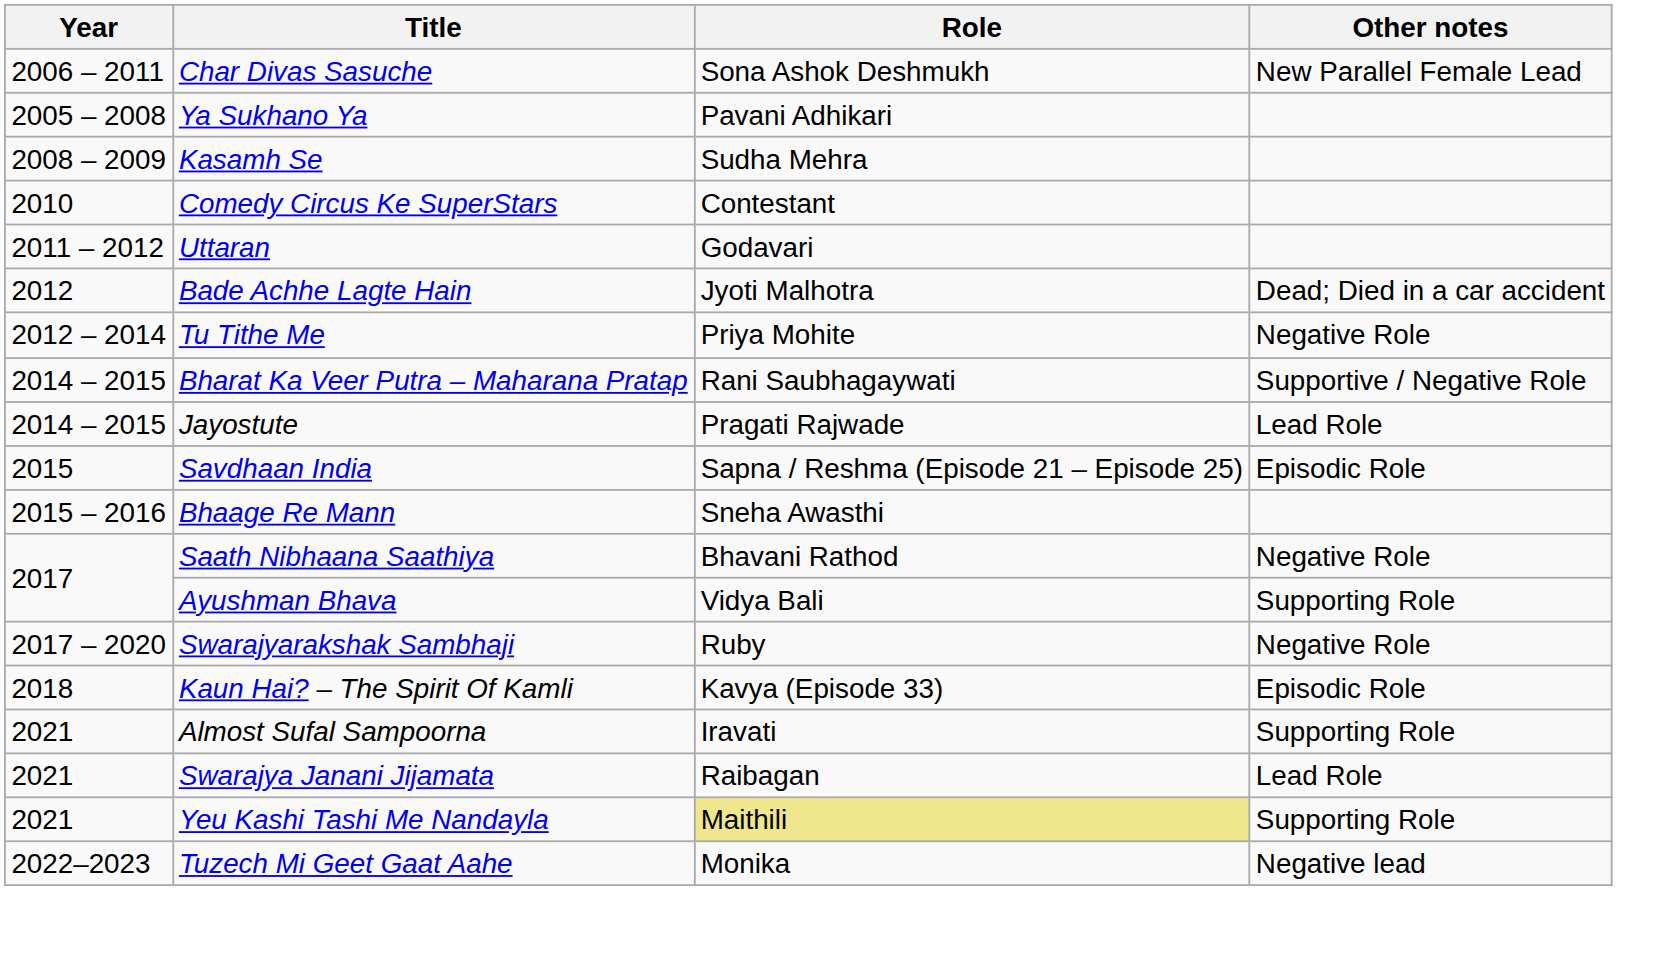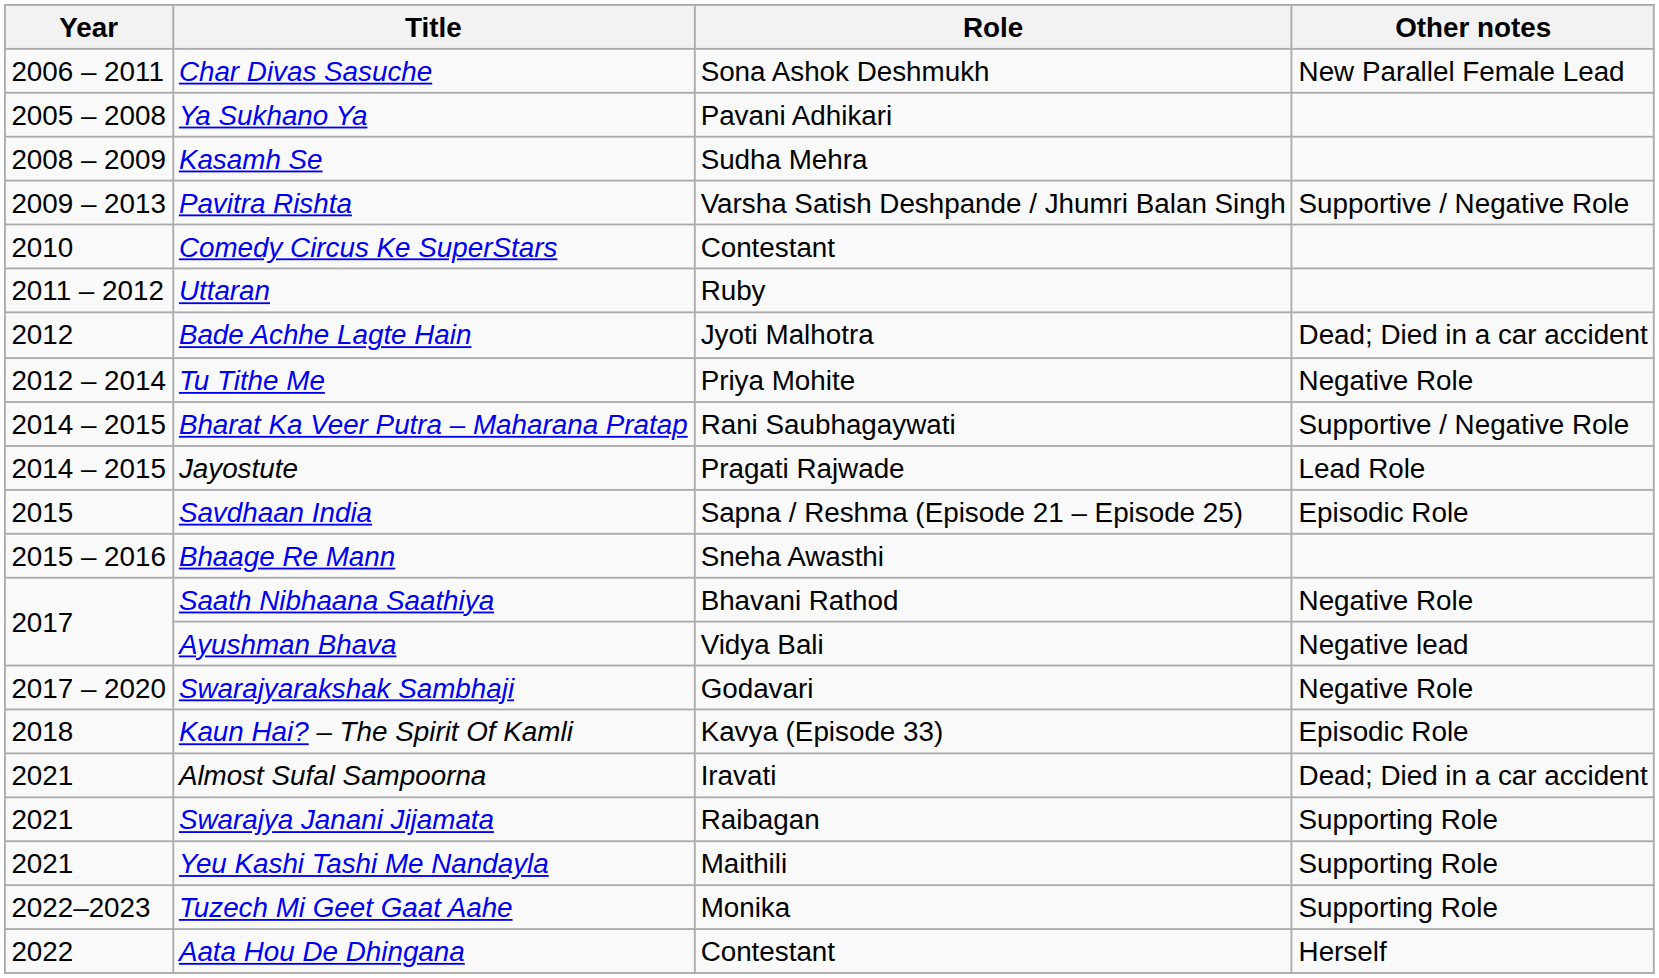+ row: (265, 203)
(757, 247) Godavari -> (733, 291) Ruby
(1356, 600) Supporting Role -> (1384, 644) Negative lead
(733, 644) Ruby -> (757, 688) Godavari
(1356, 732) Supporting Role -> (1473, 776) Dead; Died in a car accident
(1319, 776) Lead Role -> (1398, 820) Supporting Role
(744, 820) khaki background -> (744, 864) no background
(1341, 864) Negative lead -> (1398, 908) Supporting Role
+ row: (322, 952)
